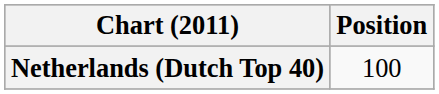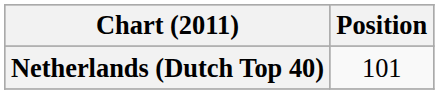(382, 67) 100 -> (382, 67) 101
